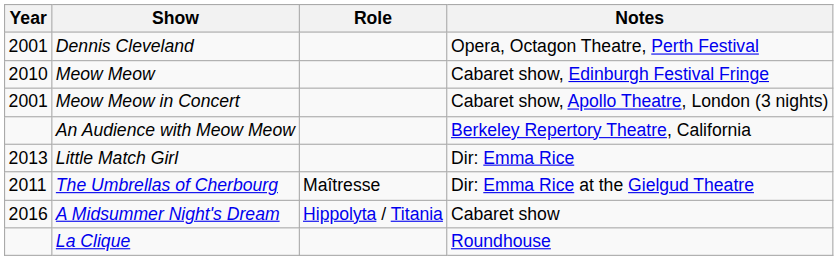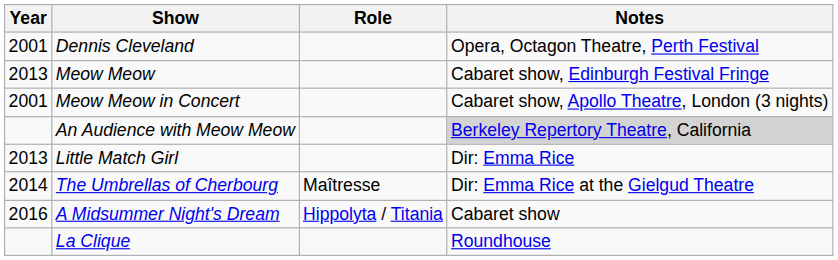(28, 74) 2010 -> (28, 74) 2013
(601, 130) no background -> (601, 130) lightgrey background
(28, 185) 2011 -> (28, 185) 2014
